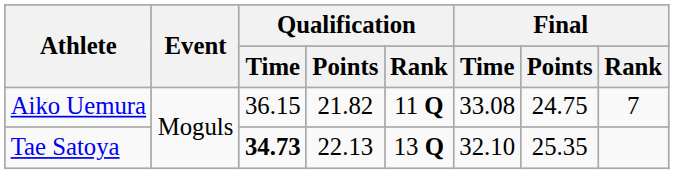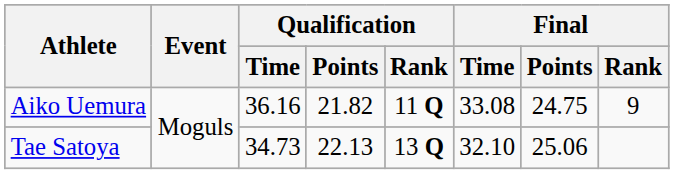(273, 107) 36.15 -> (273, 107) 36.16
(633, 107) 7 -> (633, 107) 9
(273, 147) bold -> (273, 147) normal
(560, 147) 25.35 -> (560, 147) 25.06
